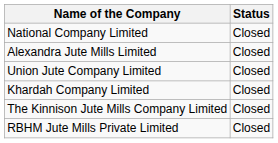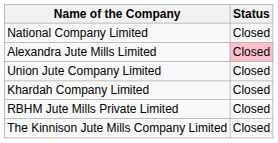(251, 52) no background -> (251, 52) pink background
rows swapped: (117, 109) <-> (93, 128)
